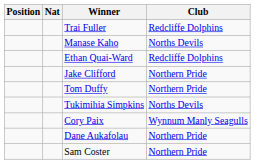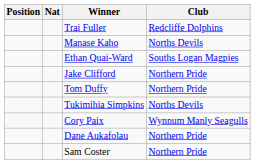(186, 58) Redcliffe Dolphins -> (194, 58) Souths Logan Magpies
